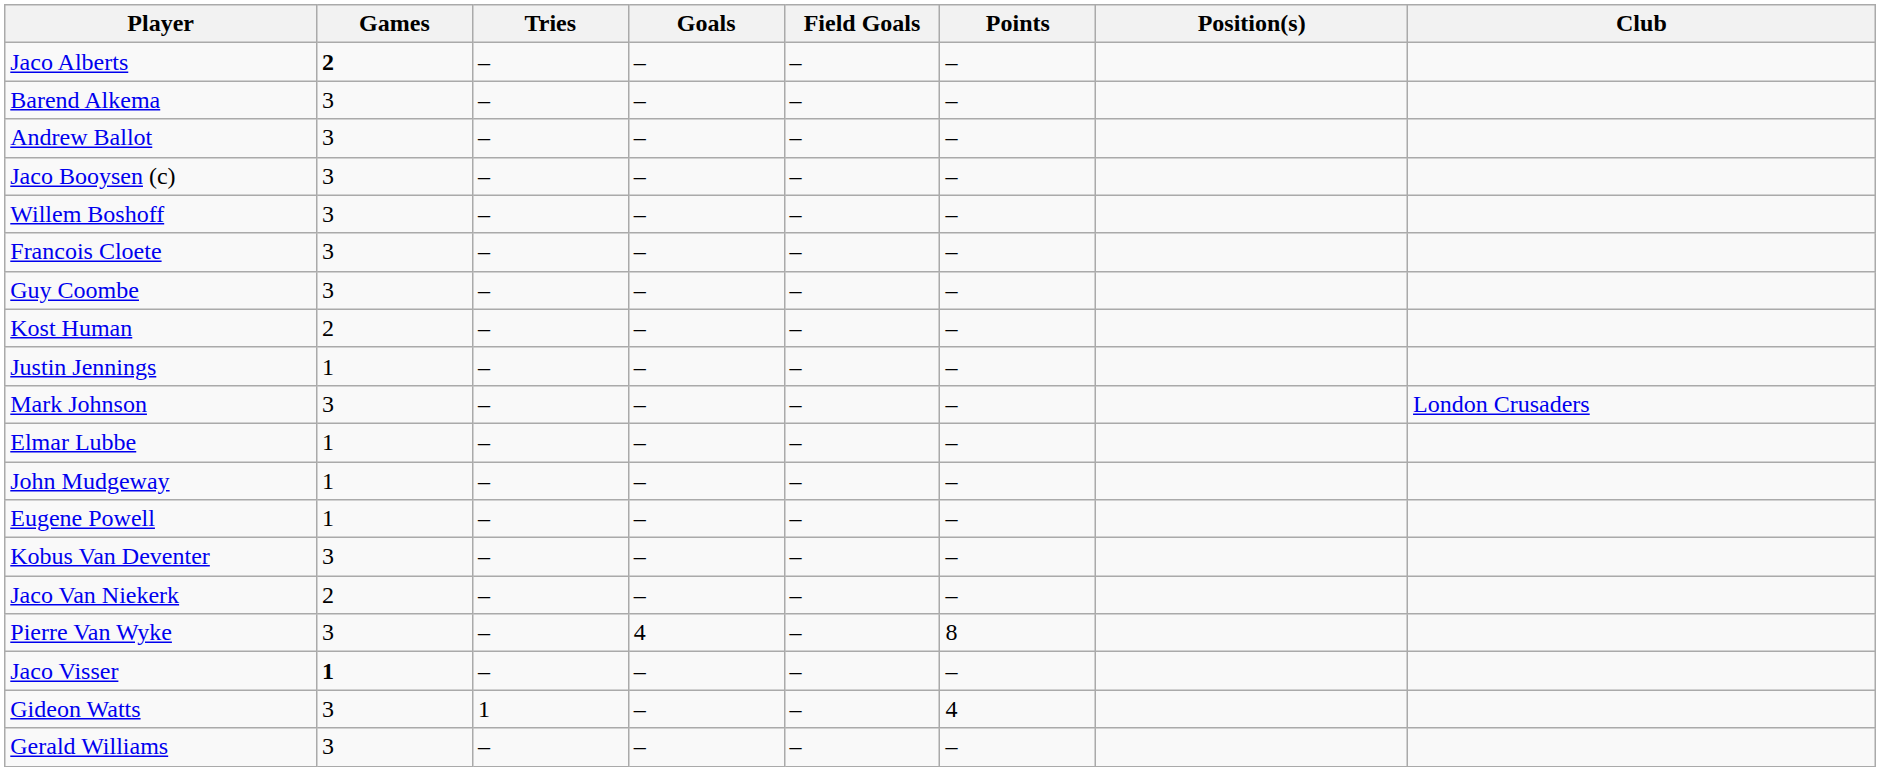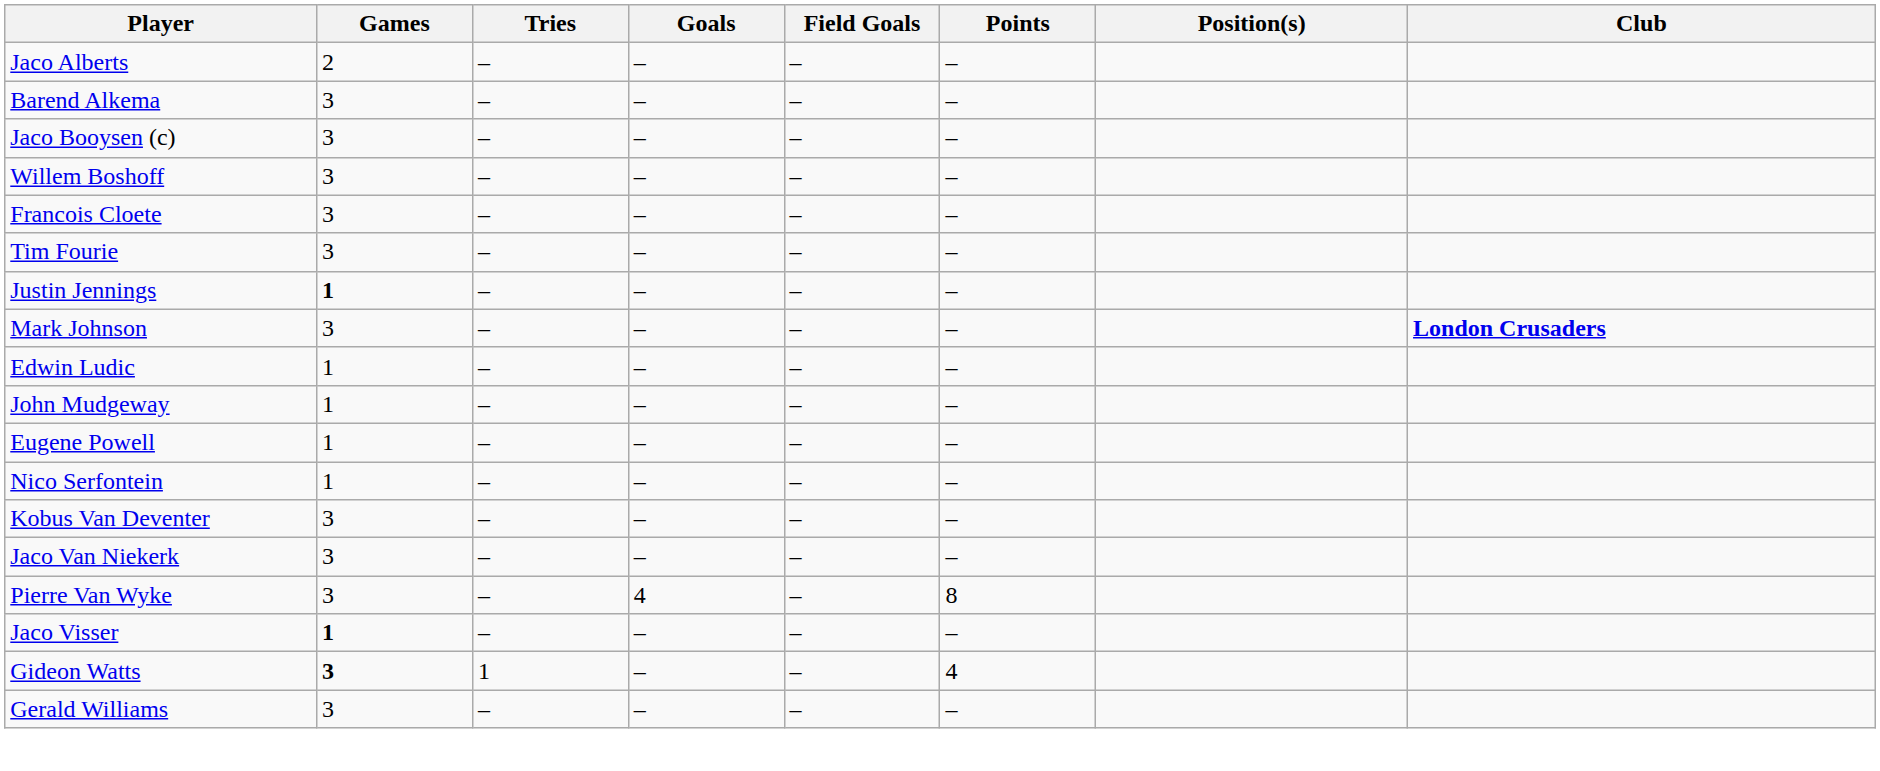(328, 61) bold -> (328, 61) normal
- row: (81, 137)
- row: (75, 289)
+ row: (64, 251)
- row: (71, 328)
(328, 366) normal -> (328, 289) bold
(1501, 404) normal -> (1509, 328) bold
- row: (73, 442)
+ row: (73, 366)
+ row: (87, 480)
(328, 594) 2 -> (328, 556) 3
(328, 708) normal -> (328, 670) bold
